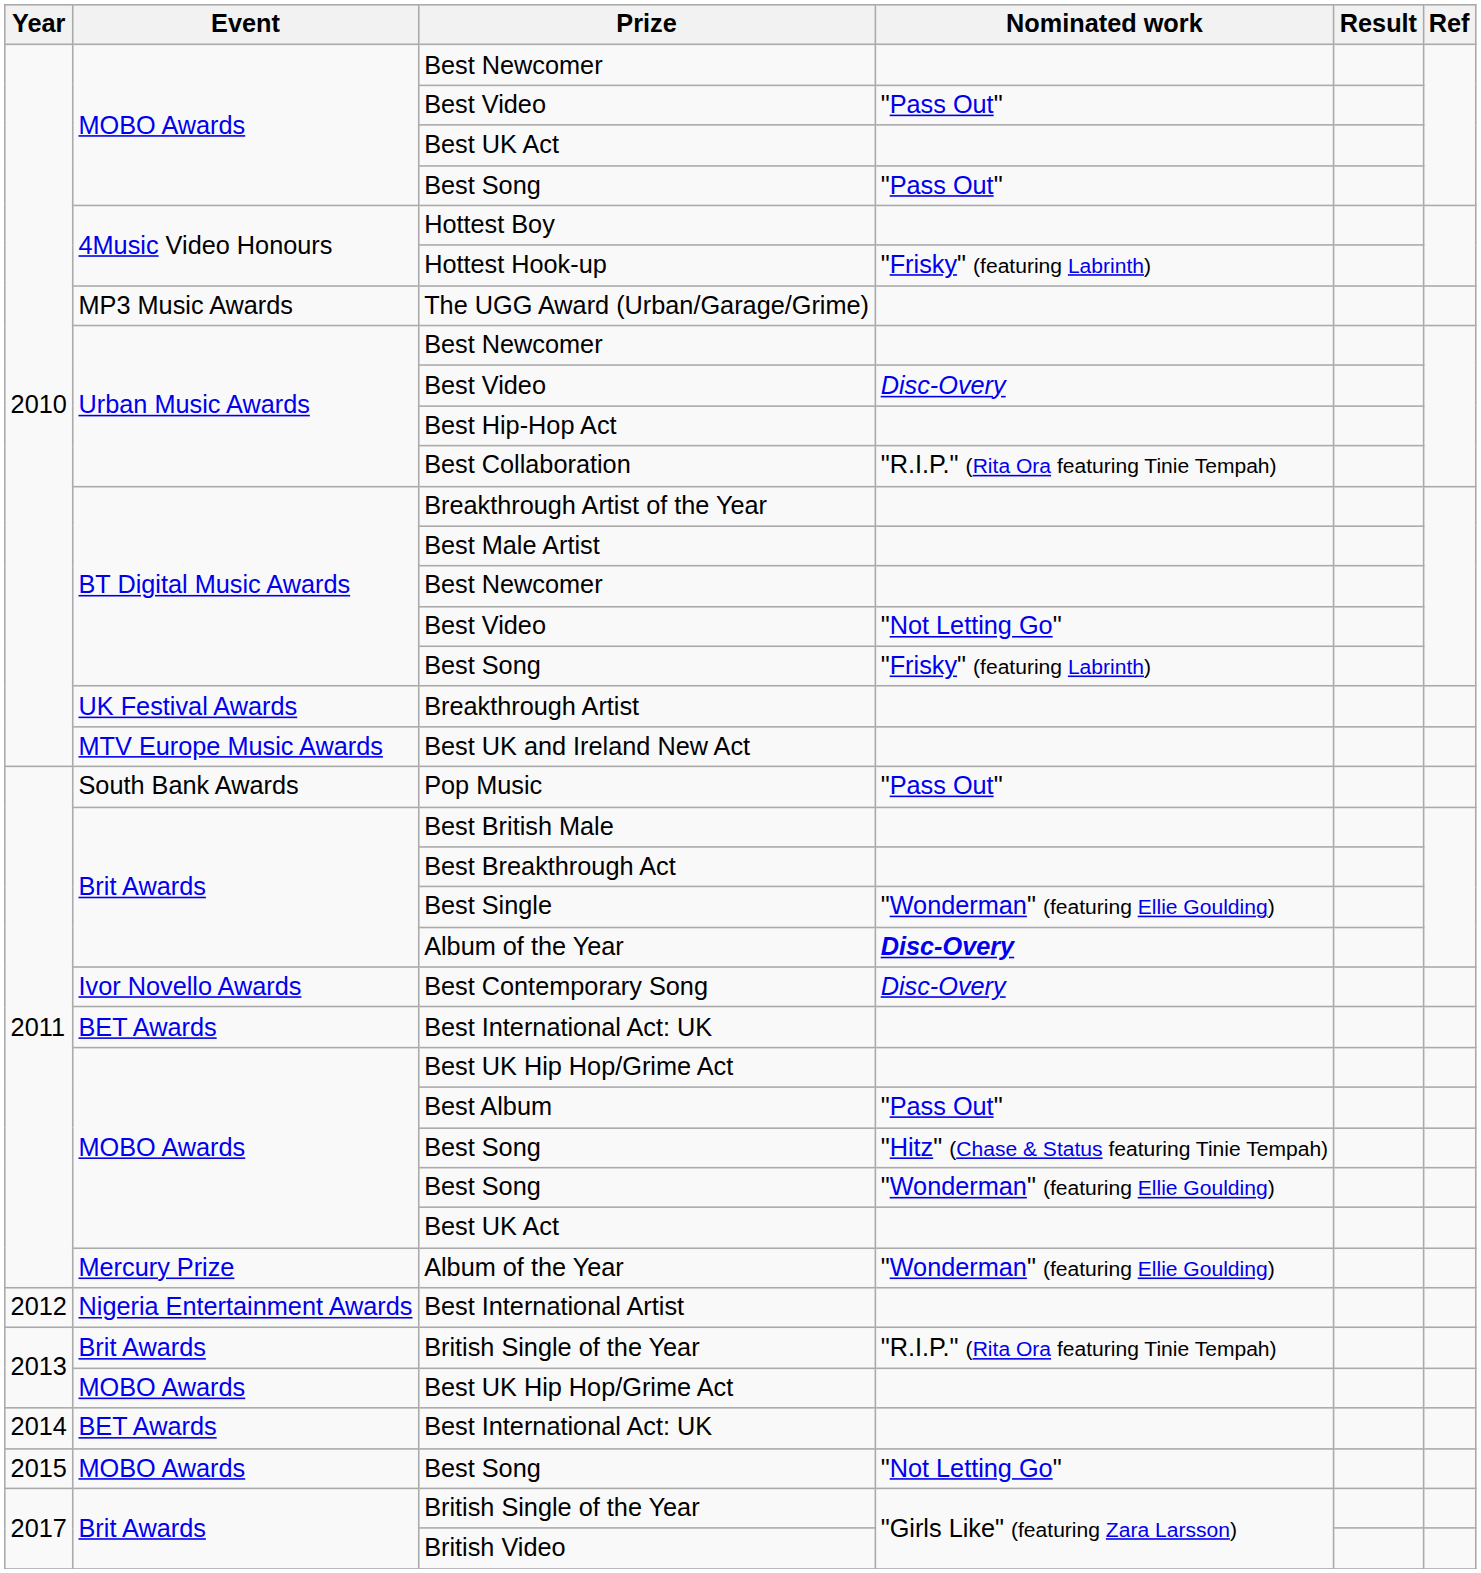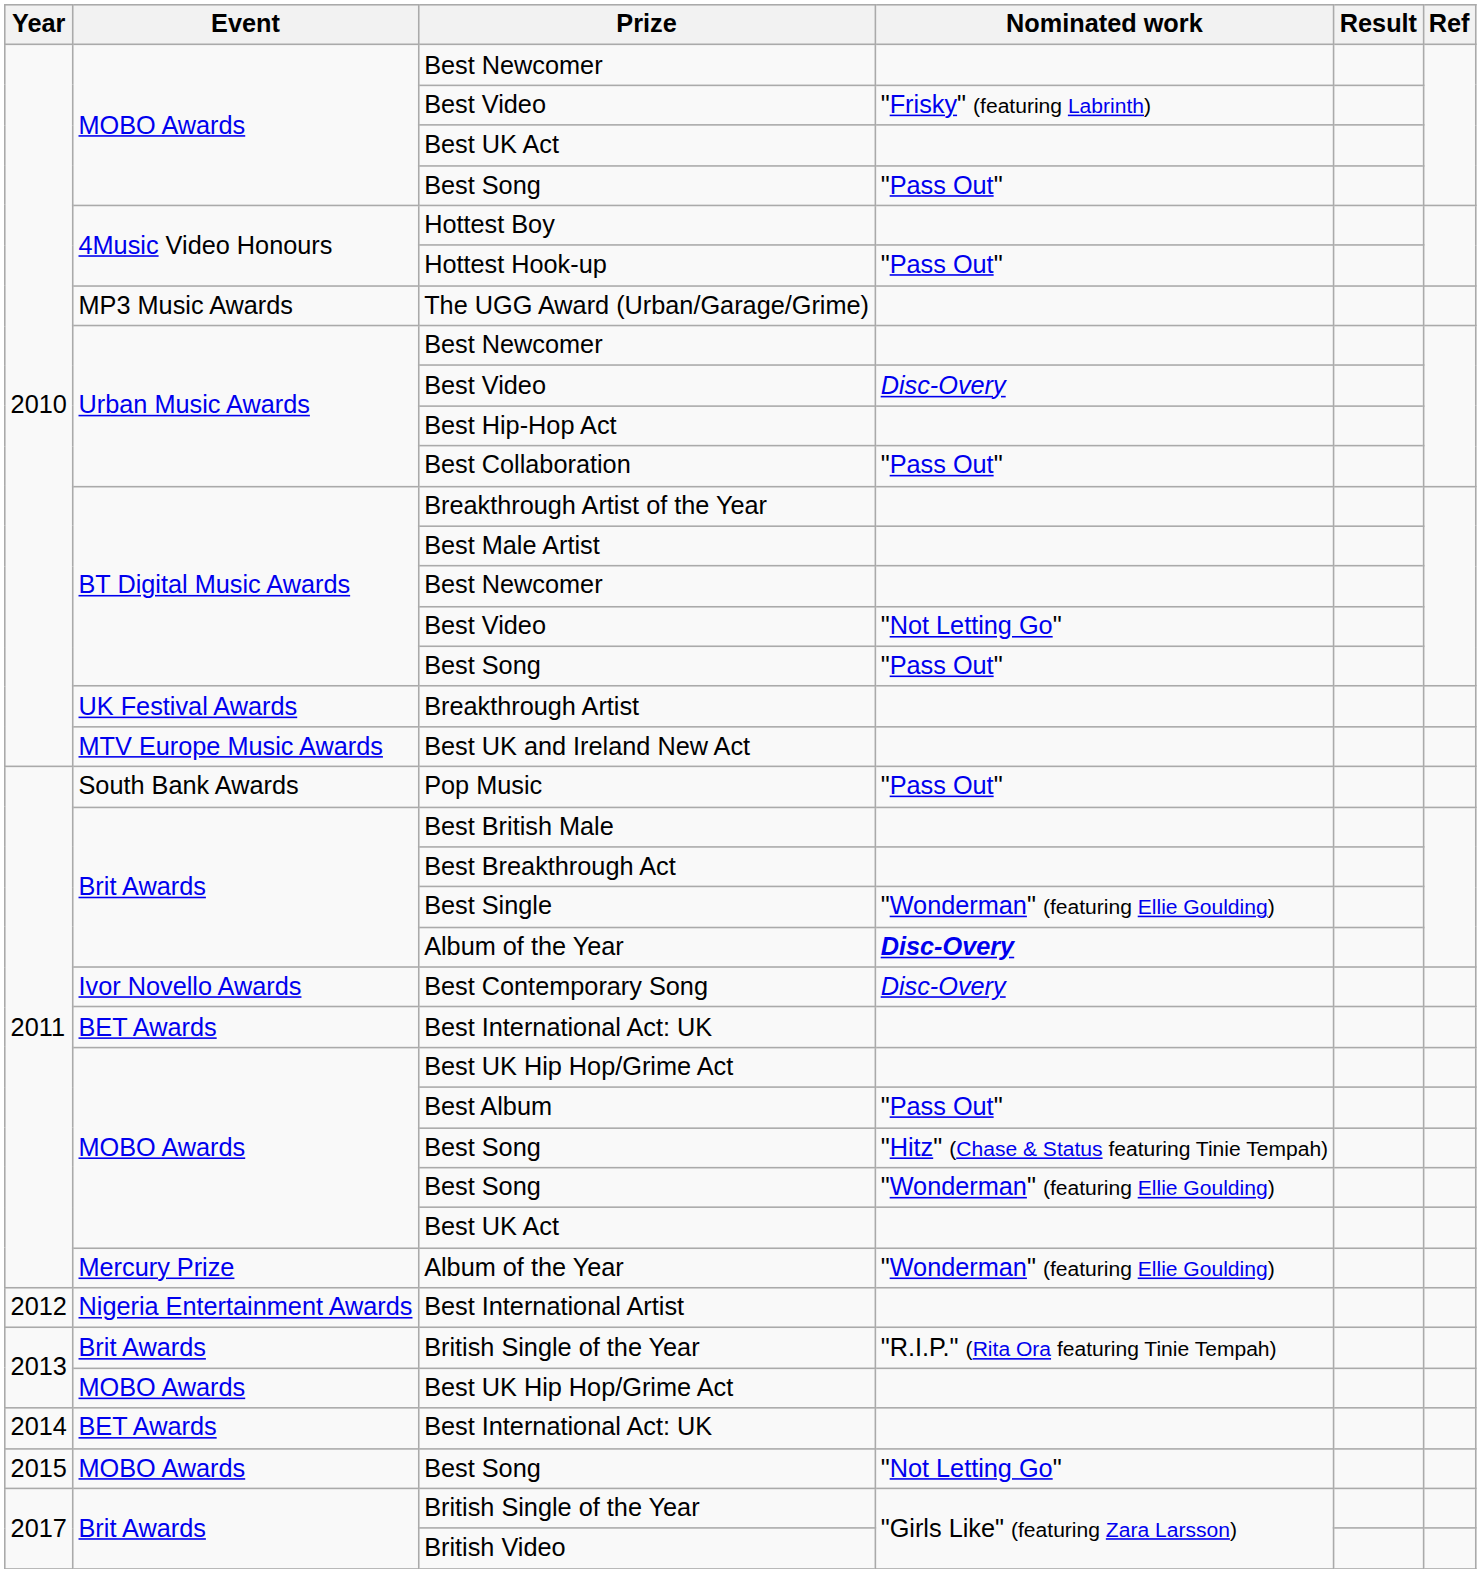(942, 104) "Pass Out" -> (1016, 104) "Frisky" (featuring Labrinth)
(1016, 265) "Frisky" (featuring Labrinth) -> (942, 265) "Pass Out"
(1079, 465) "R.I.P." (Rita Ora featuring Tinie Tempah) -> (942, 465) "Pass Out"
(1016, 666) "Frisky" (featuring Labrinth) -> (942, 666) "Pass Out"
